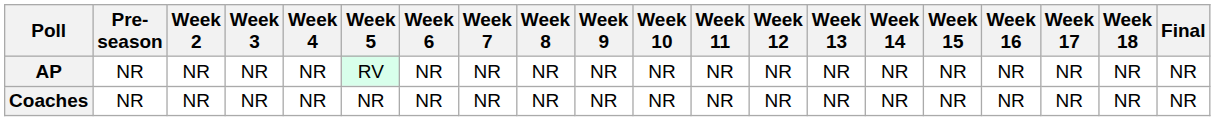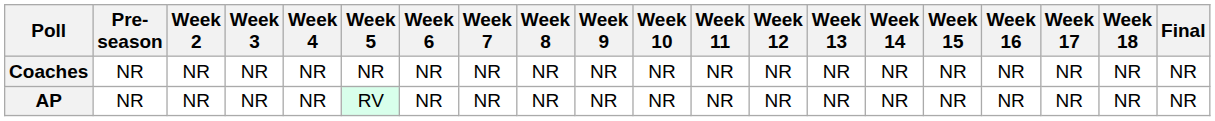rows swapped: (49, 71) <-> (49, 101)
